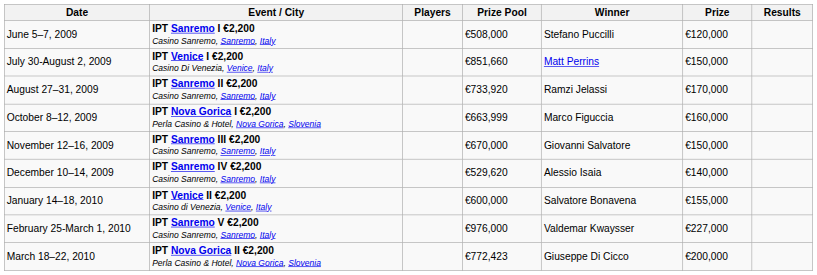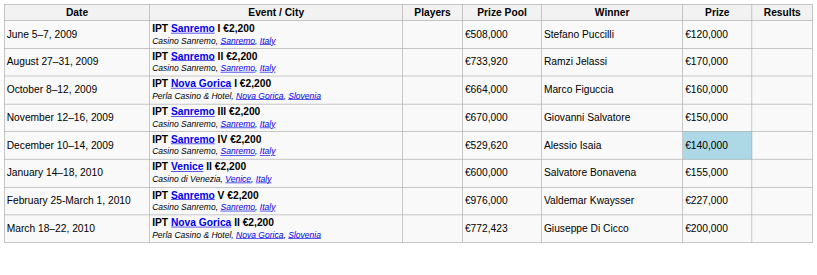- row: (59, 62)
(486, 117) €663,999 -> (486, 90) €664,000
(706, 173) no background -> (706, 145) lightblue background
